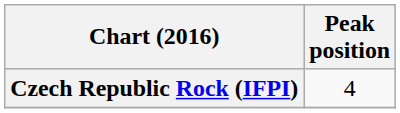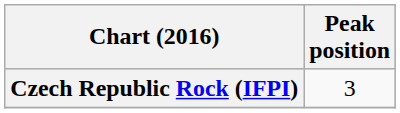(350, 88) 4 -> (350, 88) 3
